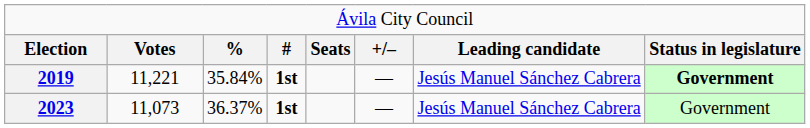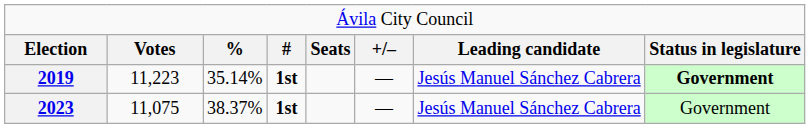(155, 79) 11,221 -> (155, 79) 11,223
(235, 79) 35.84% -> (235, 79) 35.14%
(155, 108) 11,073 -> (155, 108) 11,075
(235, 108) 36.37% -> (235, 108) 38.37%
